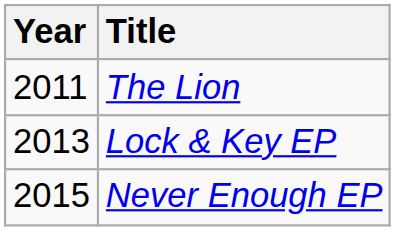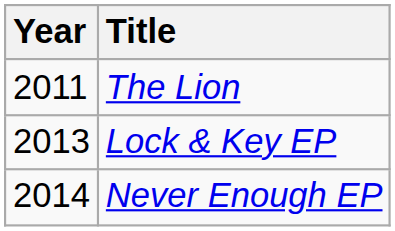(51, 196) 2015 -> (51, 196) 2014
